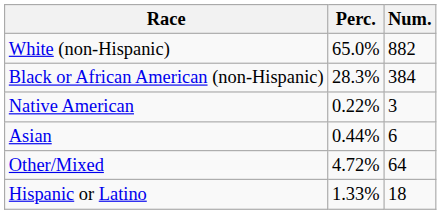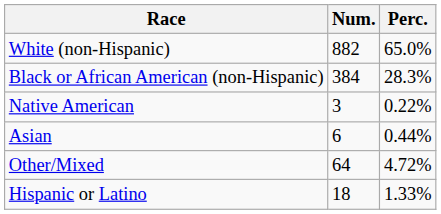columns swapped: (410, 19) <-> (356, 19)
